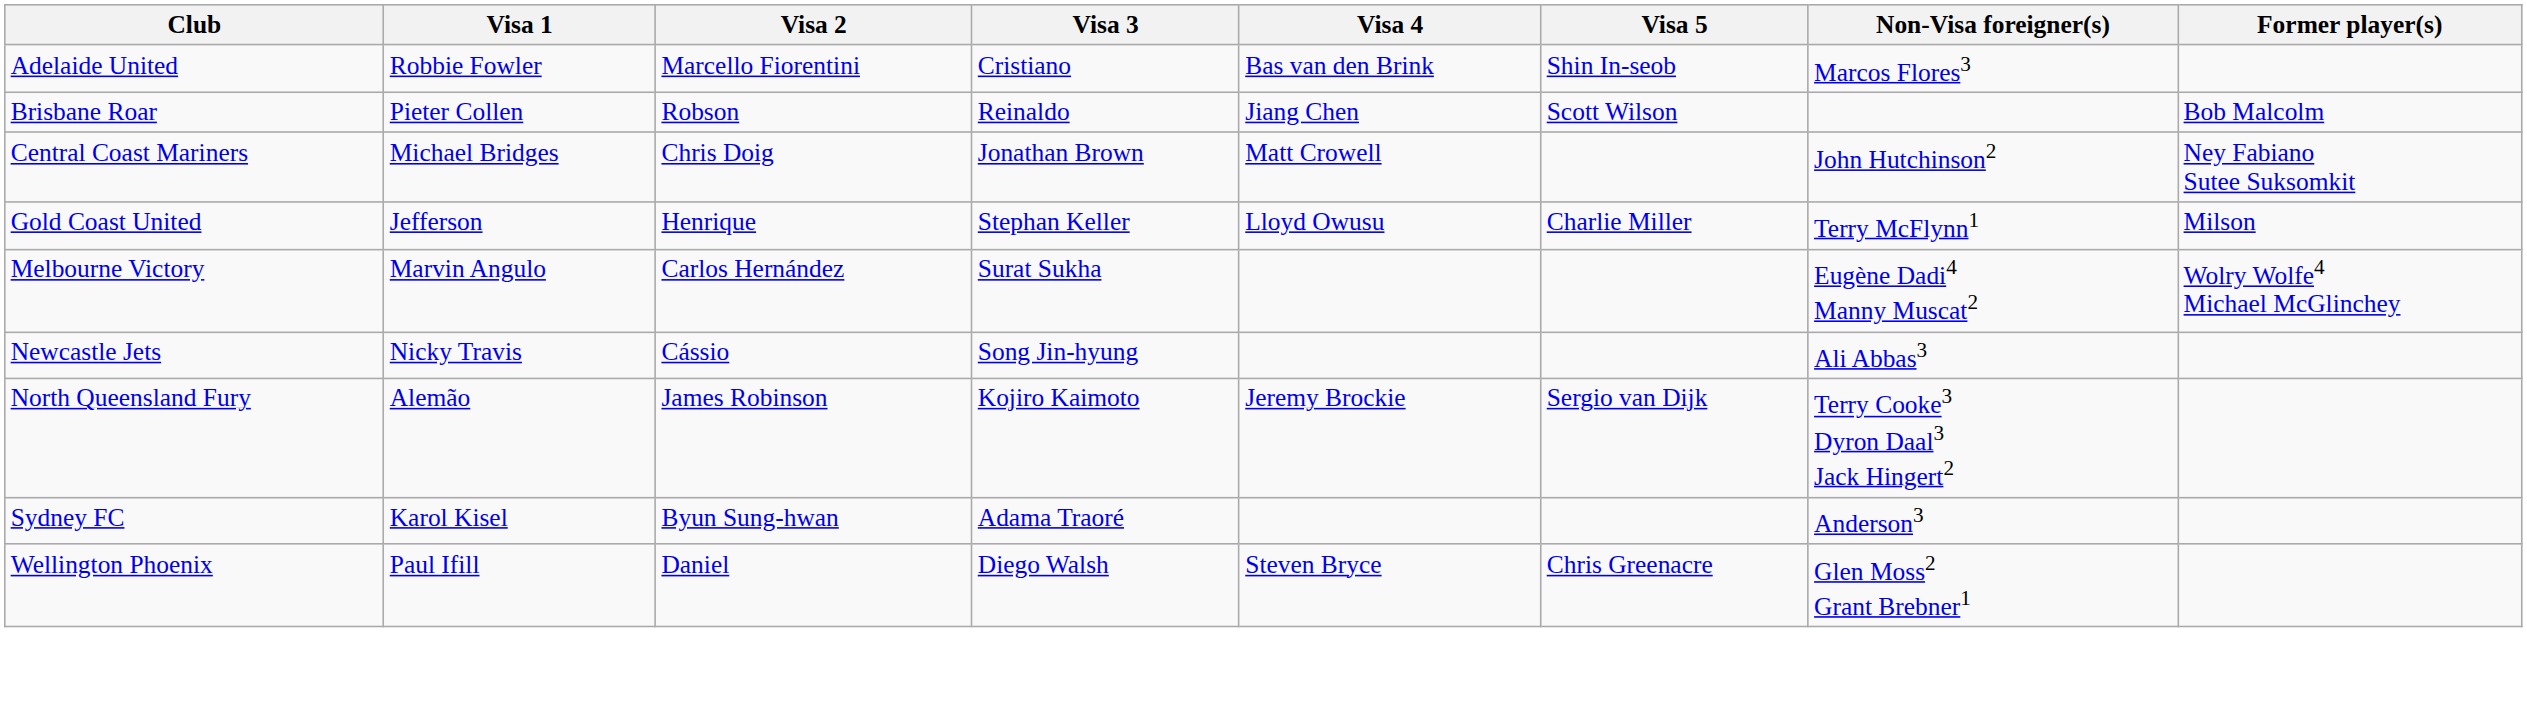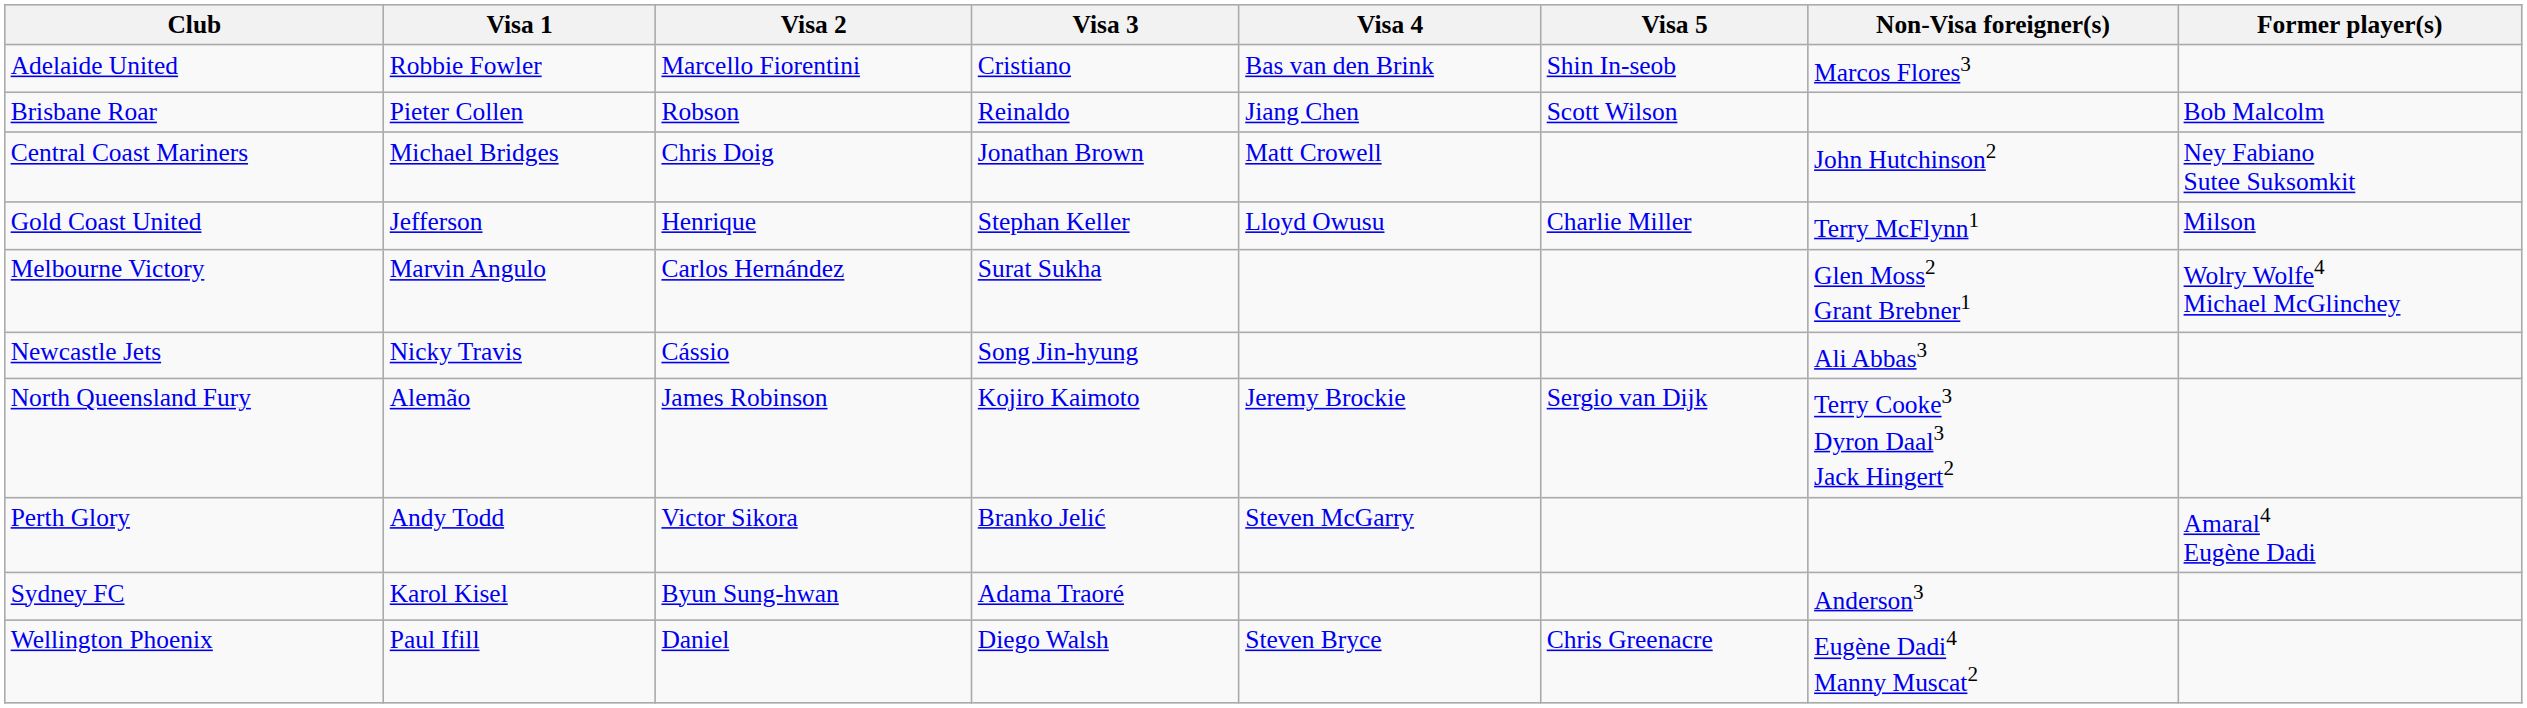(1896, 289) Eugène Dadi4 Manny Muscat2 -> (1893, 289) Glen Moss2 Grant Brebner1
+ row: (70, 516)
(1893, 585) Glen Moss2 Grant Brebner1 -> (1896, 661) Eugène Dadi4 Manny Muscat2
